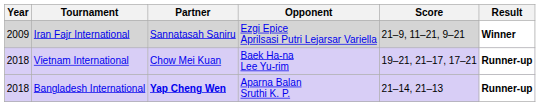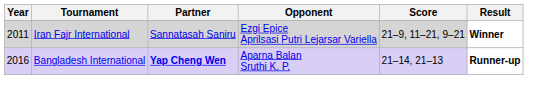(18, 34) 2009 -> (18, 34) 2011
- row: (81, 61)
(18, 88) 2018 -> (18, 61) 2016
